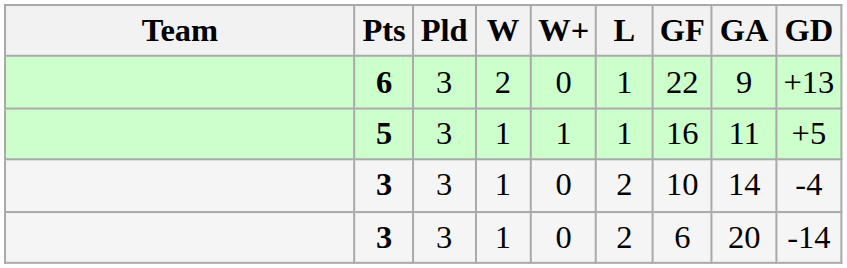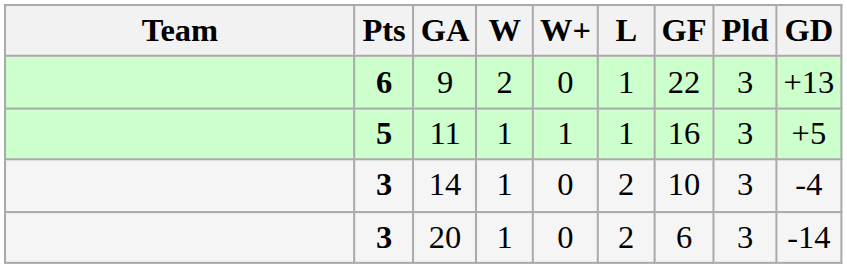columns swapped: (444, 30) <-> (744, 30)
